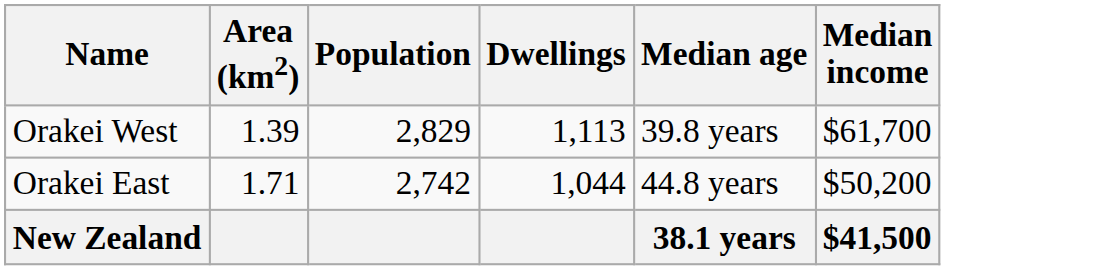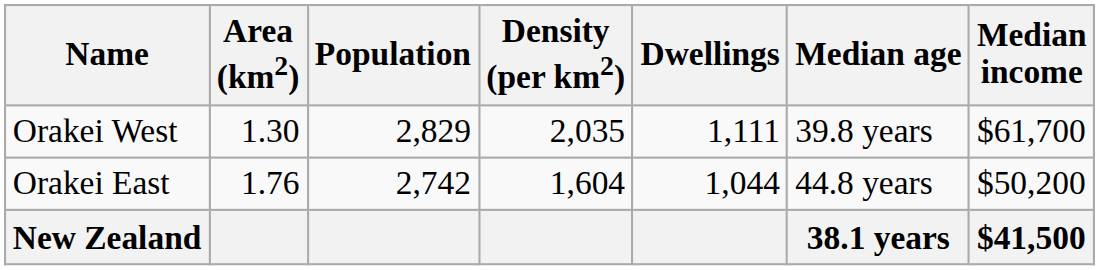+ column: (556, 54)
(270, 130) 1.39 -> (270, 130) 1.30
(589, 130) 1,113 -> (743, 130) 1,111
(270, 183) 1.71 -> (270, 183) 1.76
